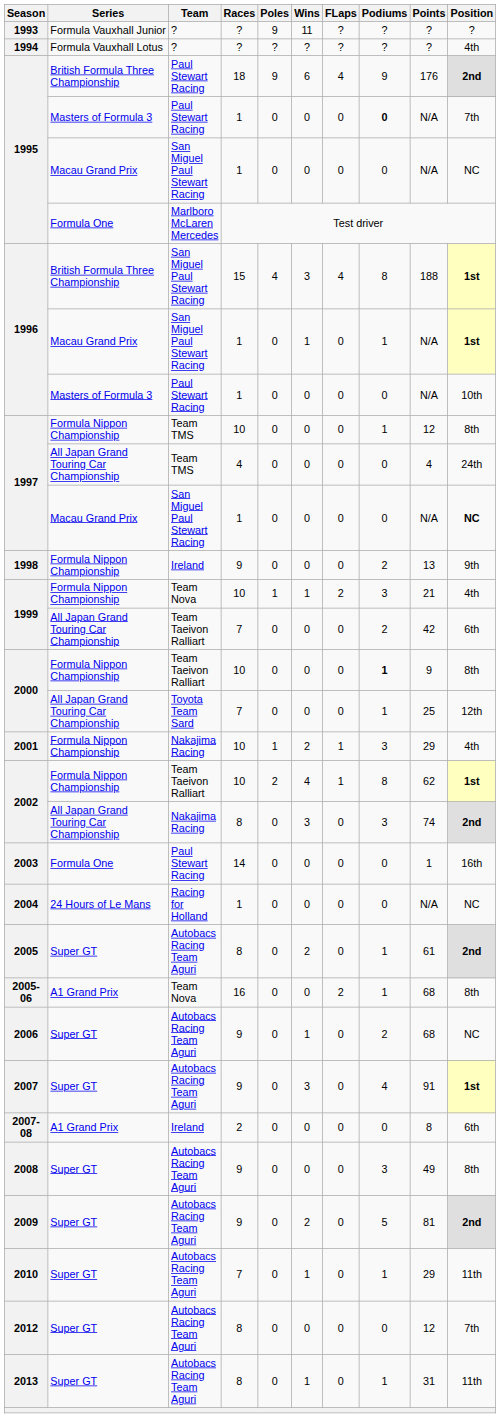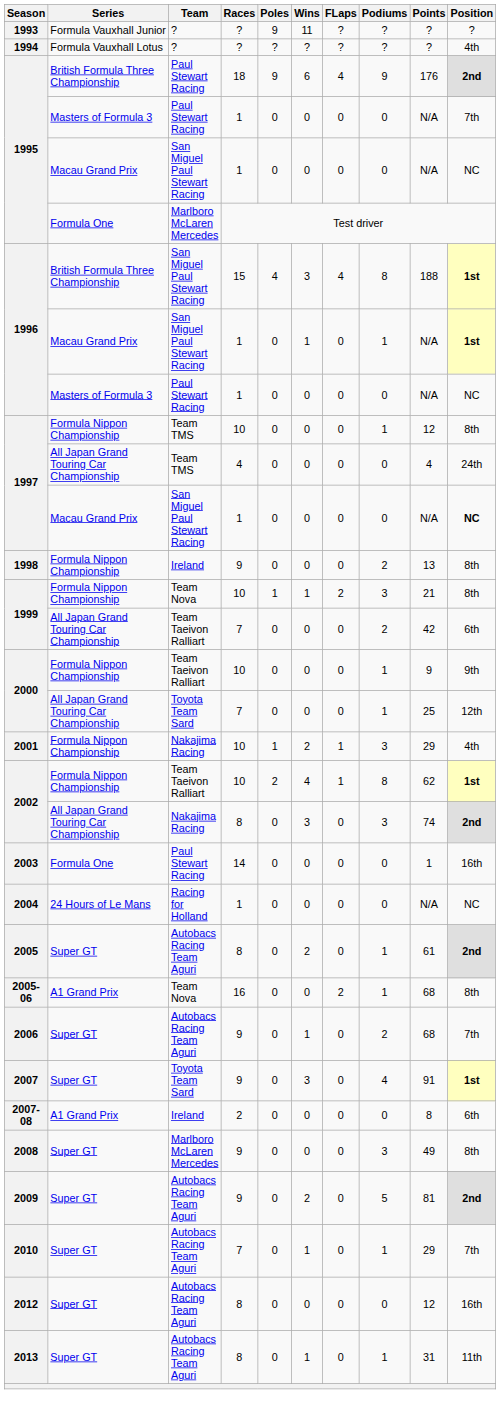(385, 118) bold -> (385, 118) normal
(472, 395) 10th -> (472, 395) NC
(472, 565) 9th -> (472, 565) 8th
(472, 594) 4th -> (472, 594) 8th
(385, 670) bold -> (385, 670) normal
(472, 670) 8th -> (472, 670) 9th
(472, 1034) NC -> (472, 1034) 7th
(194, 1087) Autobacs Racing Team Aguri -> (187, 1081) Toyota Team Sard
(194, 1169) Autobacs Racing Team Aguri -> (195, 1151) Marlboro McLaren Mercedes
(472, 1275) 11th -> (472, 1251) 7th
(472, 1328) 7th -> (472, 1304) 16th
